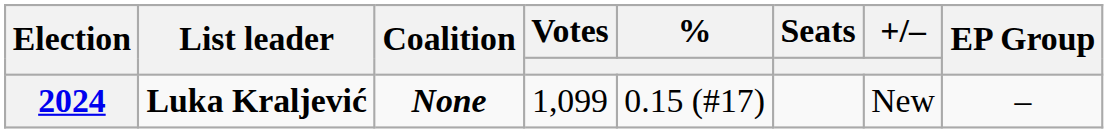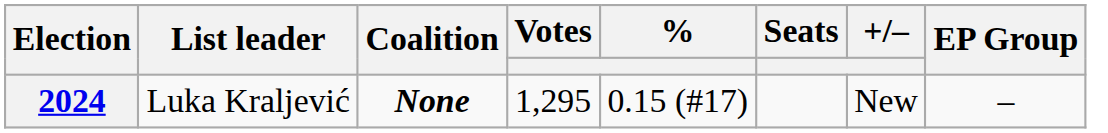(257, 100) bold -> (248, 100) normal
(570, 100) 1,099 -> (553, 100) 1,295
